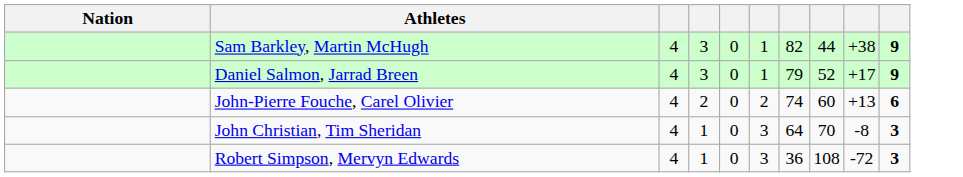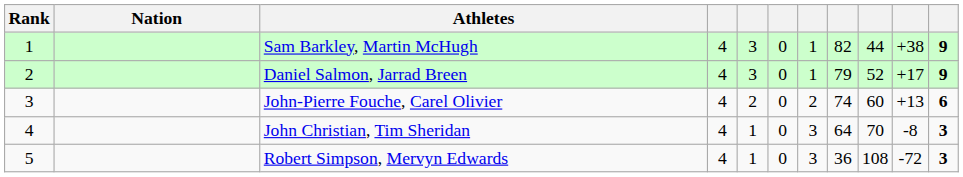+ column: (29, 18)
